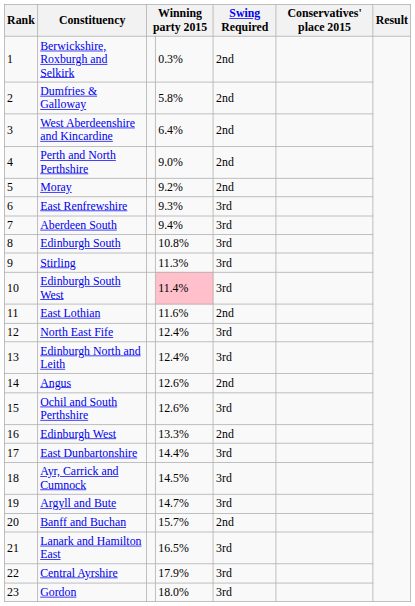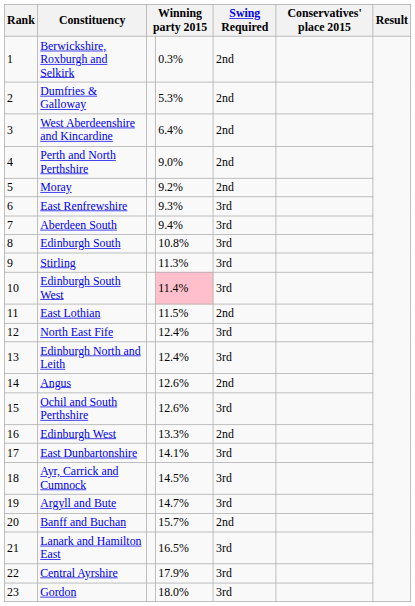(171, 98) 5.8% -> (171, 98) 5.3%
(173, 313) 11.6% -> (173, 313) 11.5%
(174, 452) 14.4% -> (174, 452) 14.1%
